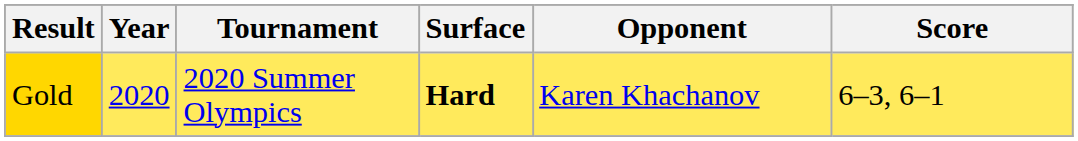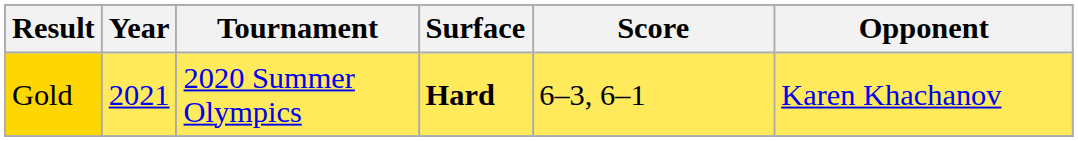columns swapped: (682, 28) <-> (952, 28)
(139, 93) 2020 -> (139, 93) 2021
